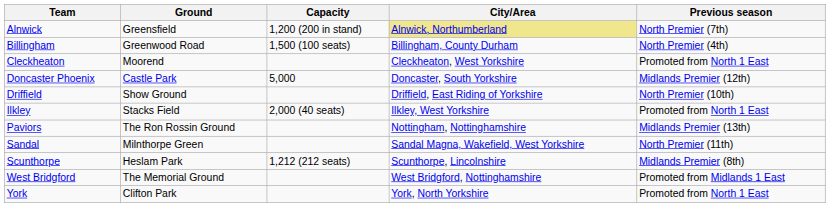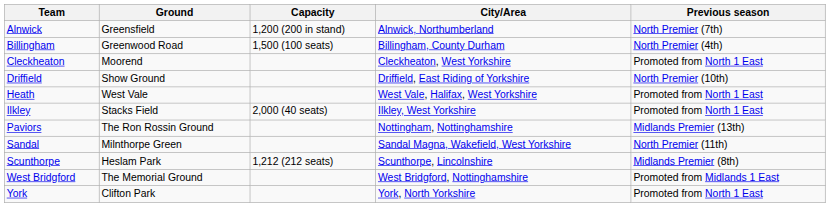(449, 29) khaki background -> (436, 29) no background
- row: (51, 78)
+ row: (21, 95)
